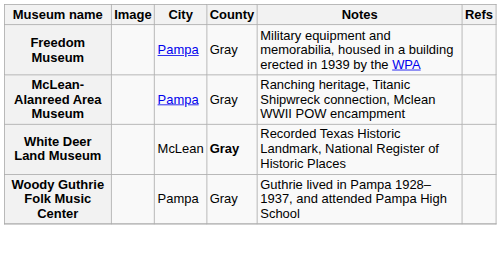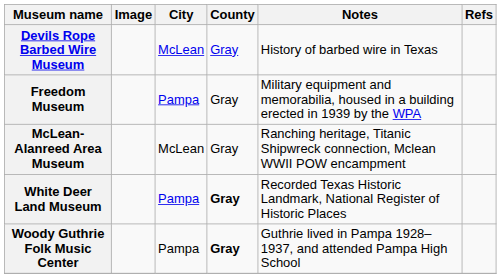+ row: (58, 49)
(178, 99) Pampa -> (181, 149) McLean
(181, 149) McLean -> (179, 199) Pampa
(224, 199) normal -> (225, 248) bold
